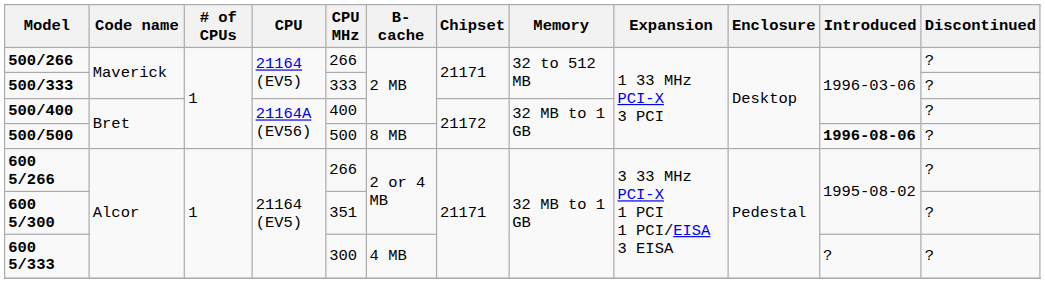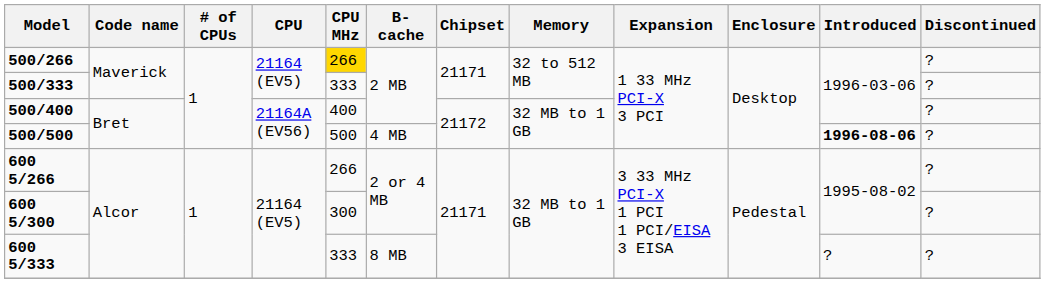(343, 60) no background -> (343, 60) gold background
(388, 136) 8 MB -> (388, 136) 4 MB
(343, 213) 351 -> (343, 213) 300
(343, 256) 300 -> (343, 256) 333
(388, 256) 4 MB -> (388, 256) 8 MB
